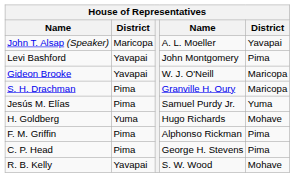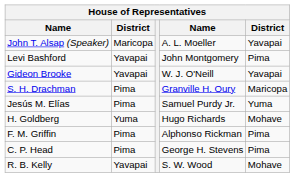(268, 73) Maricopa -> (265, 73) Yavapai
